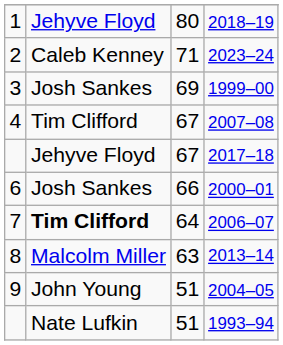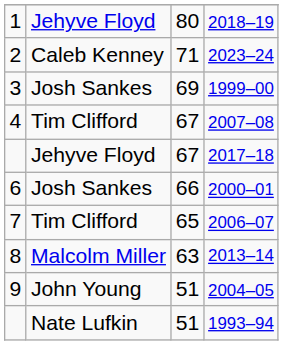(90, 222) bold -> (84, 222) normal
(187, 222) 64 -> (187, 222) 65
